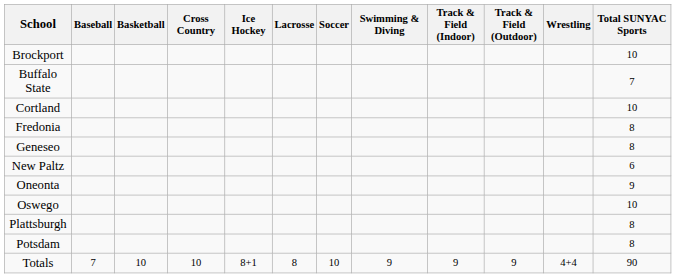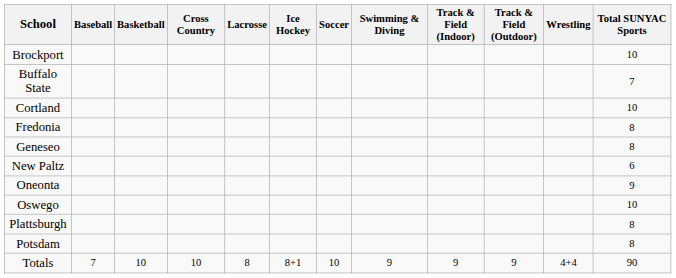columns swapped: (248, 24) <-> (294, 24)
